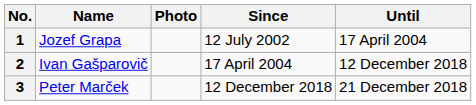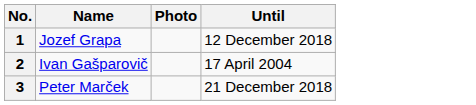- column: (268, 16)
(383, 40) 17 April 2004 -> (268, 40) 12 December 2018
(403, 64) 12 December 2018 -> (248, 64) 17 April 2004
